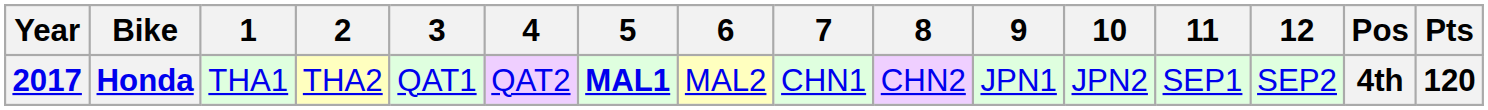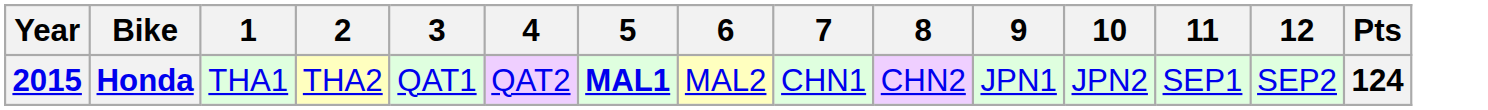- column: (1380, 30)
(47, 80) 2017 -> (47, 80) 2015
(1450, 80) 120 -> (1378, 80) 124
